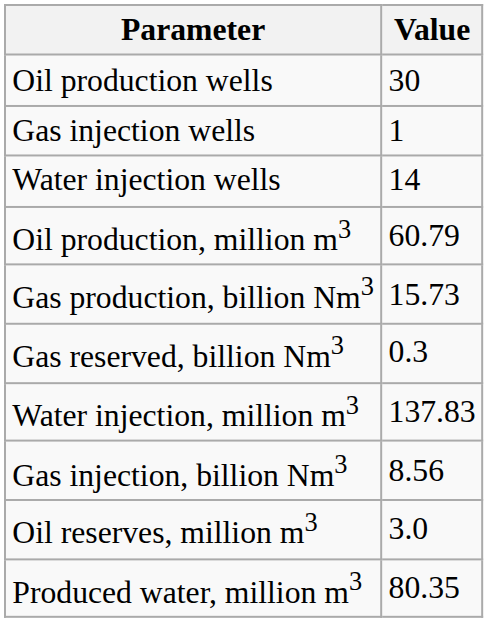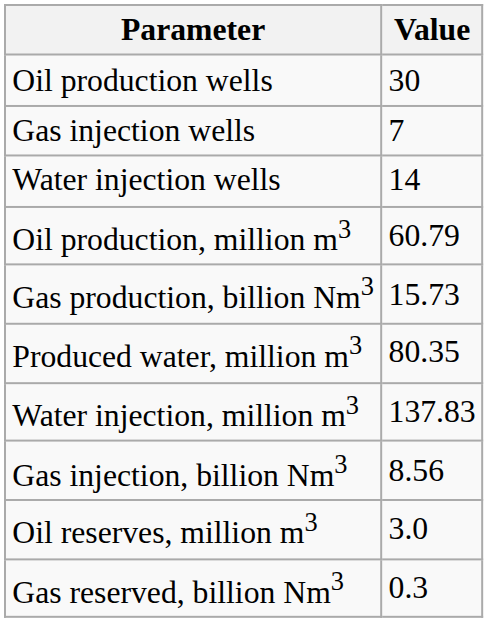(396, 130) 1 -> (396, 130) 7
rows swapped: (187, 587) <-> (178, 352)
